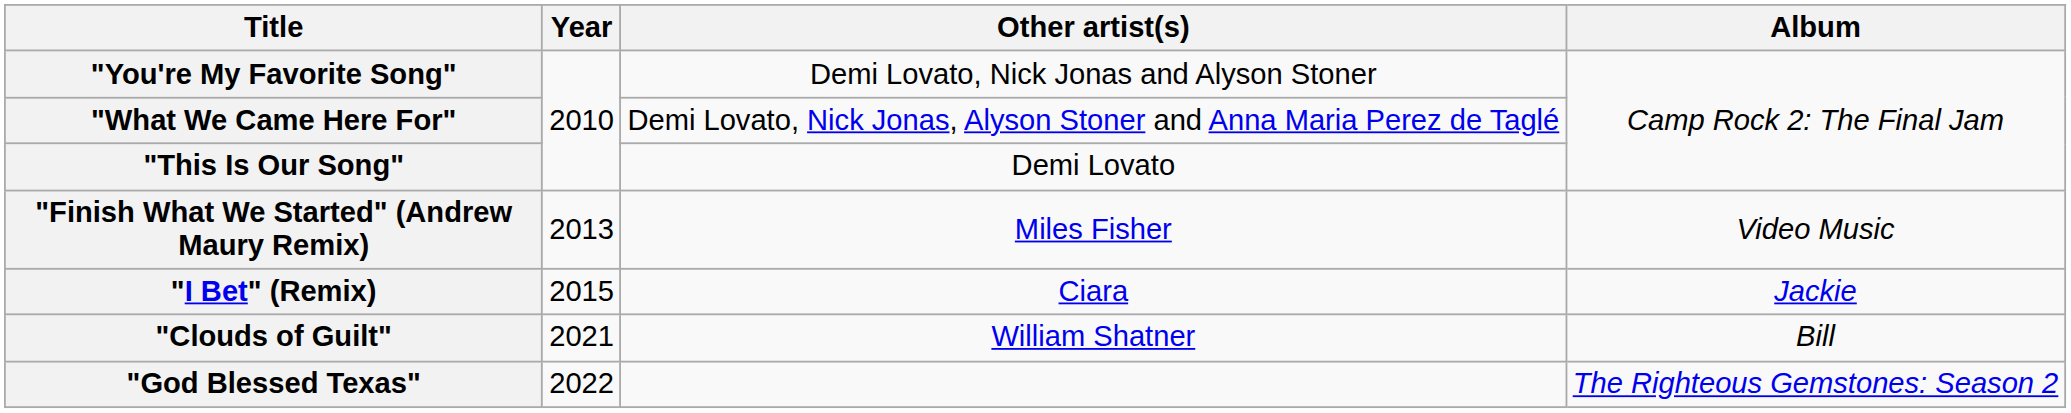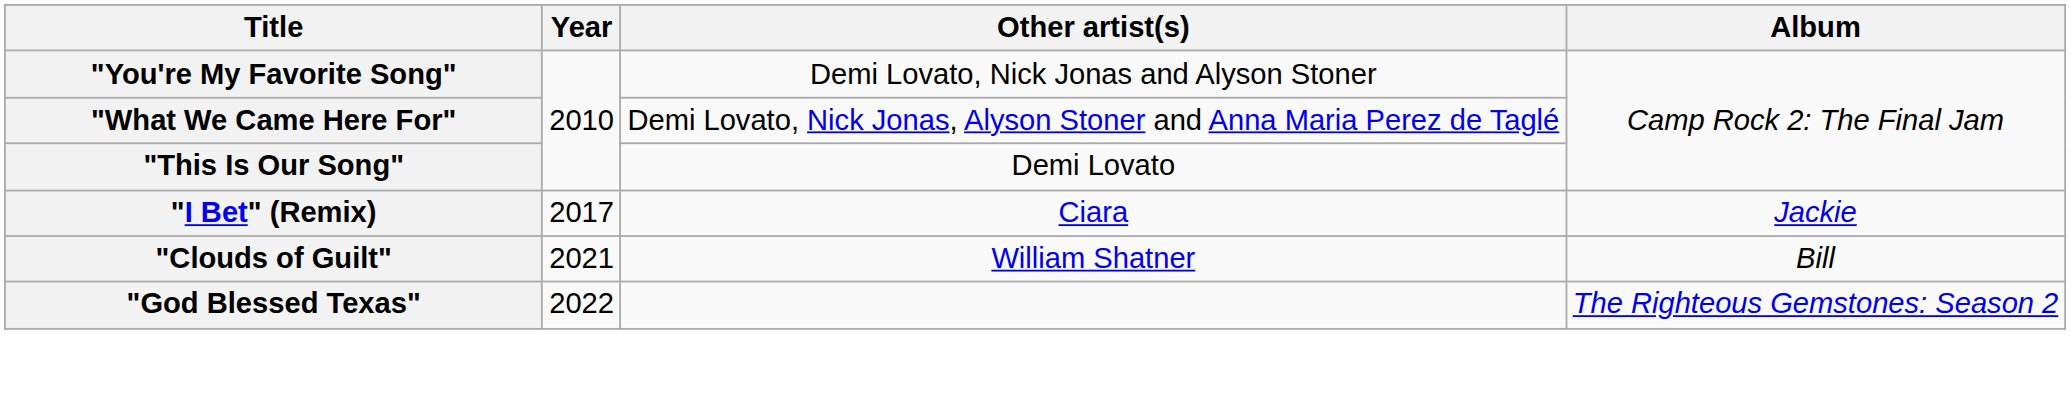- row: (274, 228)
(582, 291) 2015 -> (582, 212) 2017
